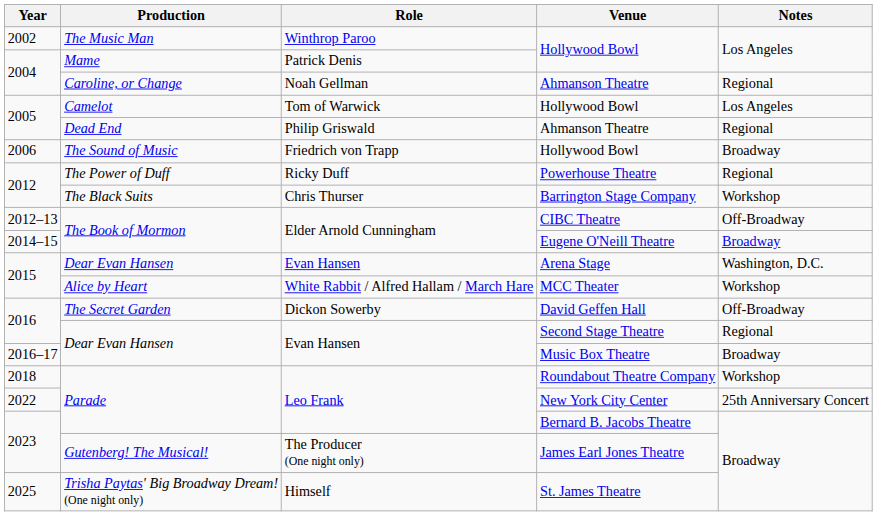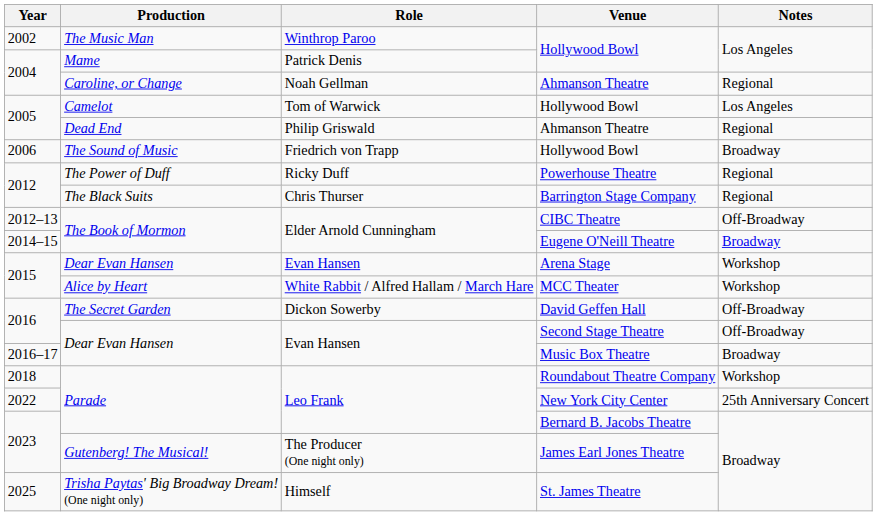(751, 196) Workshop -> (748, 196) Regional
(773, 264) Washington, D.C. -> (751, 264) Workshop
(748, 331) Regional -> (763, 331) Off-Broadway
